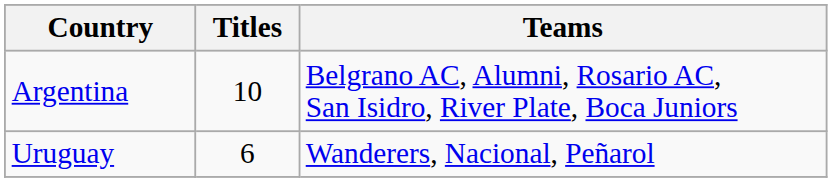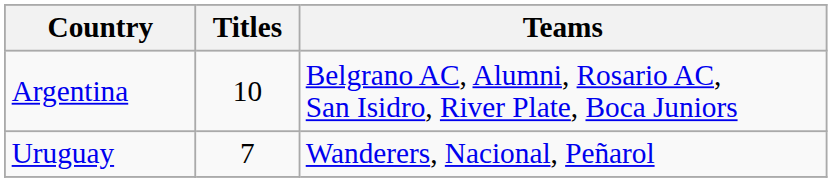(247, 153) 6 -> (247, 153) 7
